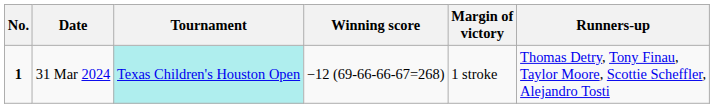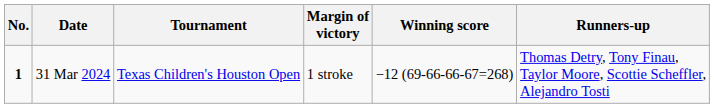columns swapped: (376, 25) <-> (482, 25)
(209, 74) paleturquoise background -> (209, 74) no background
